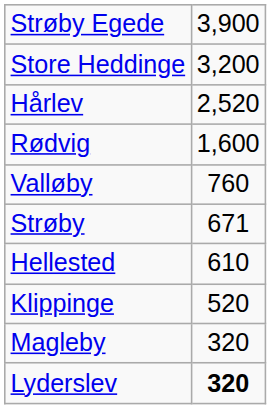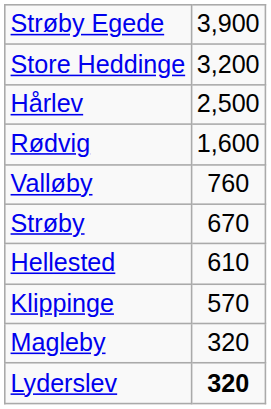(228, 104) 2,520 -> (228, 104) 2,500
(228, 223) 671 -> (228, 223) 670
(228, 303) 520 -> (228, 303) 570
